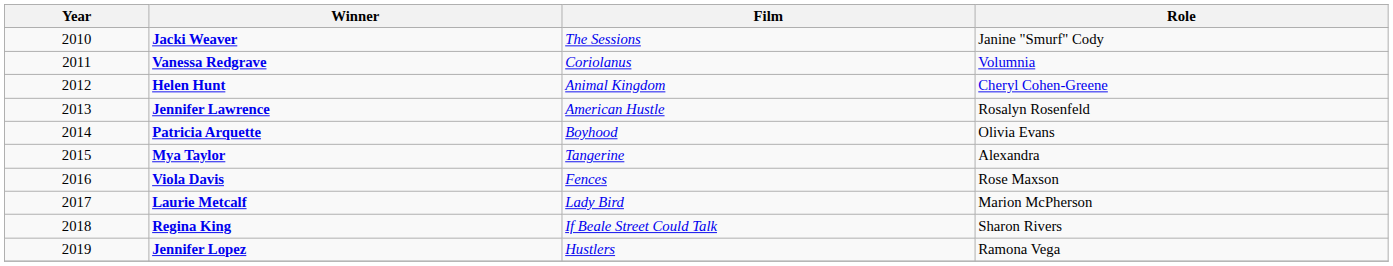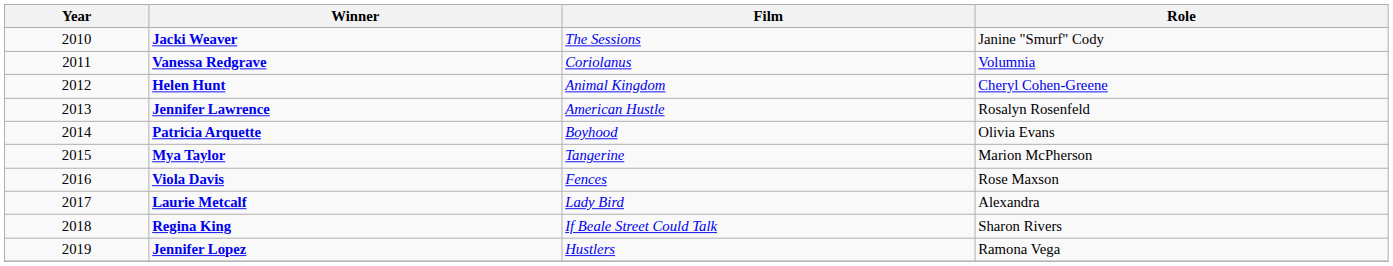(1009, 156) Alexandra -> (1035, 156) Marion McPherson
(1035, 202) Marion McPherson -> (1009, 202) Alexandra
